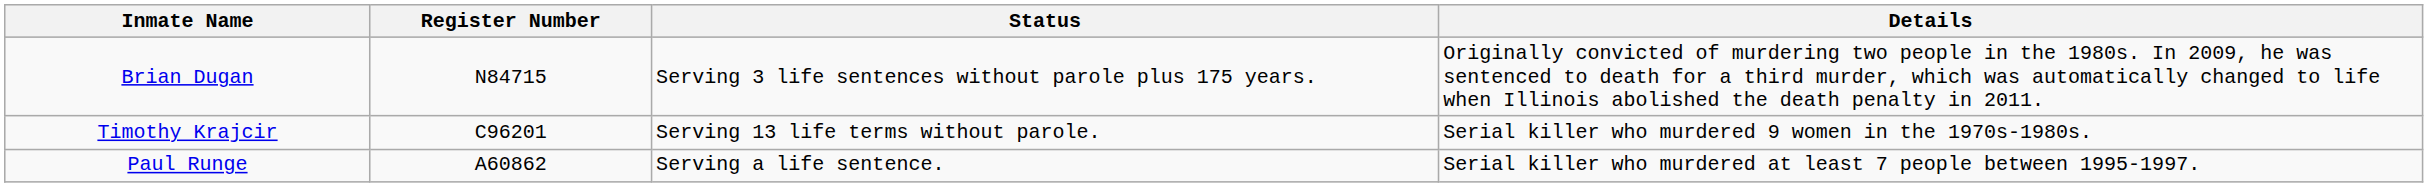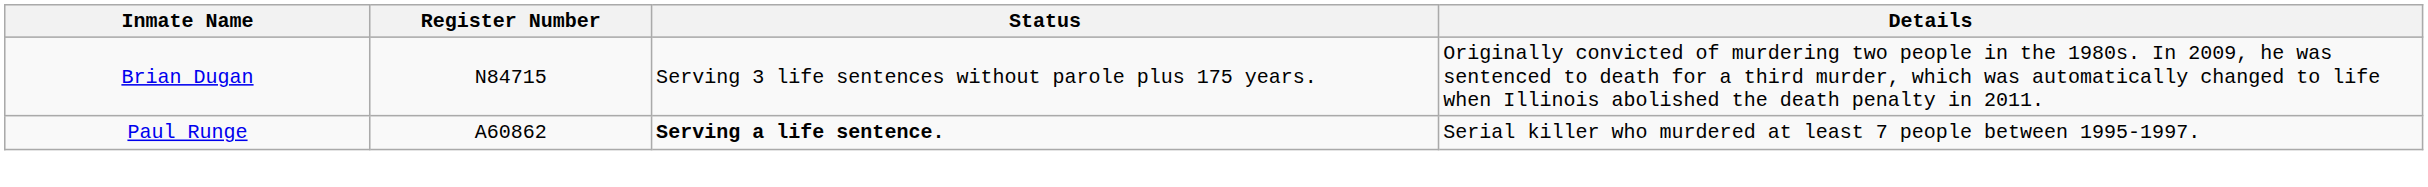- row: (188, 133)
(800, 165) normal -> (800, 133) bold
